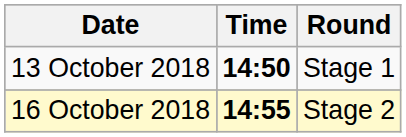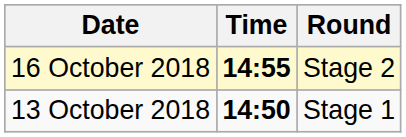rows swapped: (111, 68) <-> (111, 110)
